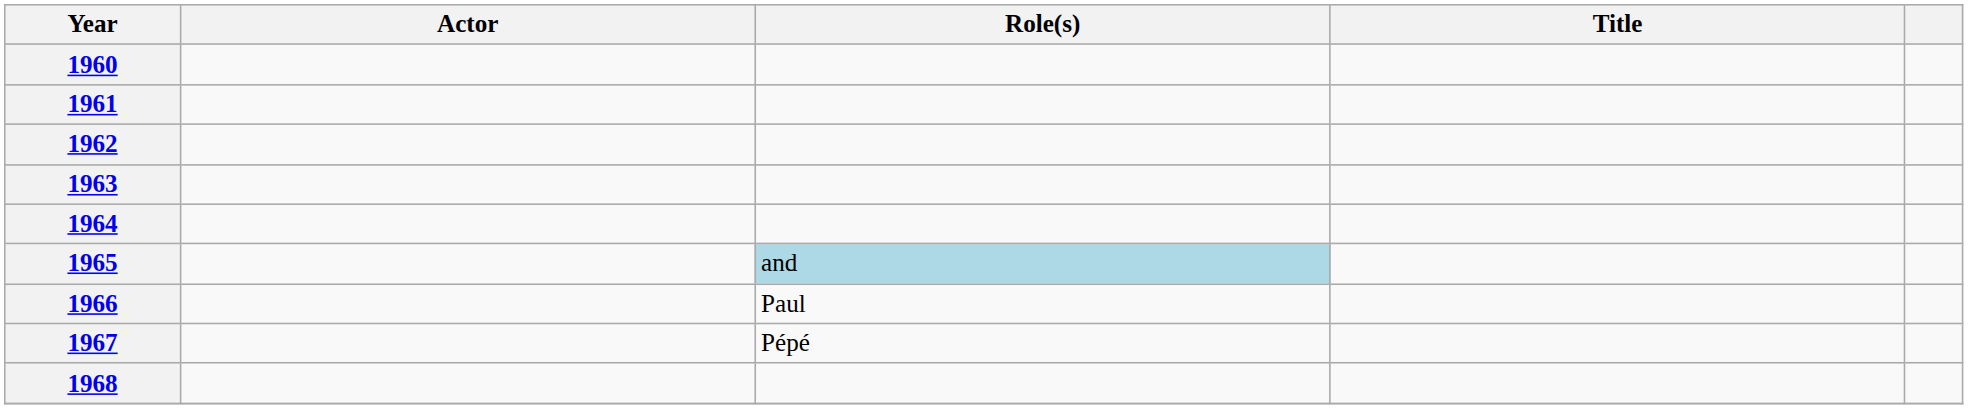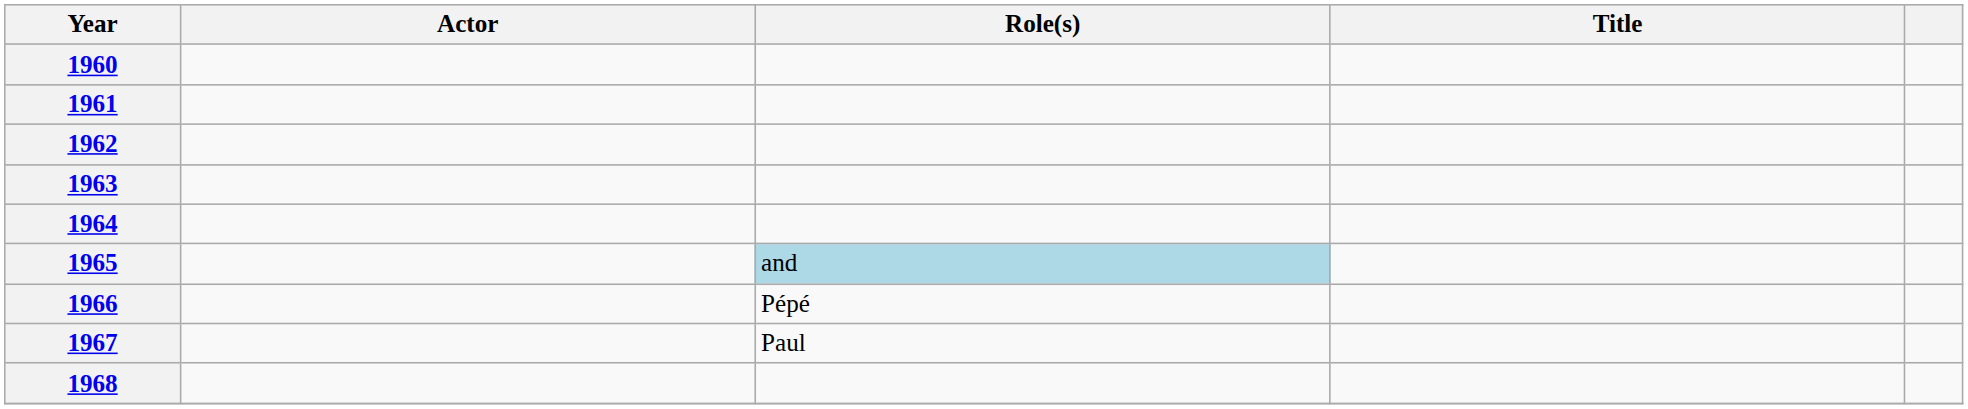(783, 303) Paul -> (785, 303) Pépé
(785, 343) Pépé -> (783, 343) Paul
